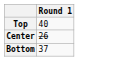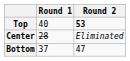+ column: (100, 11)
(43, 37) 26 -> (43, 37) 28
